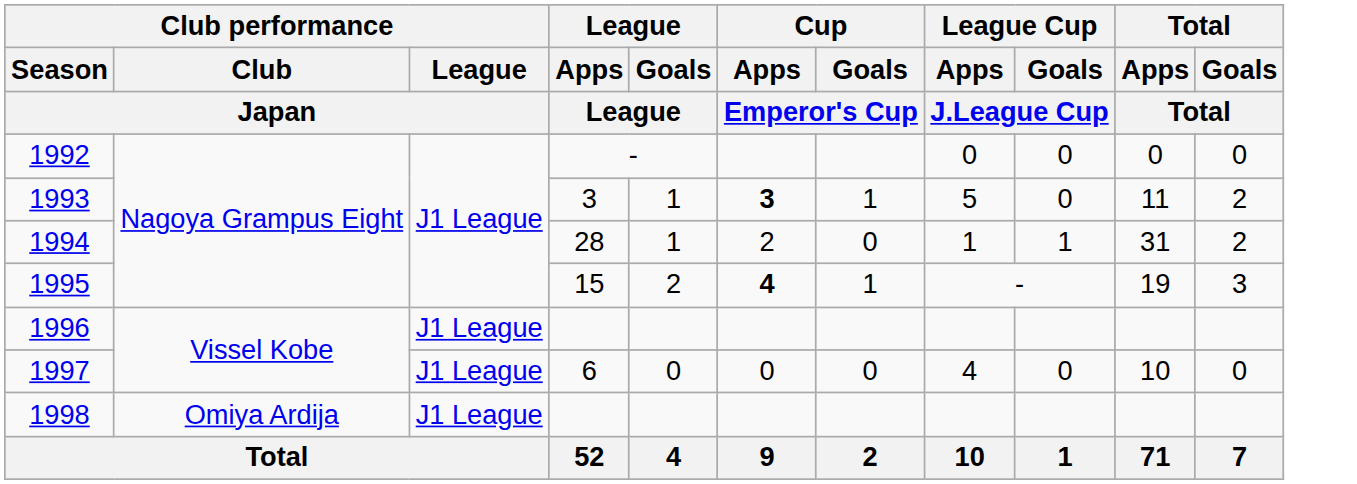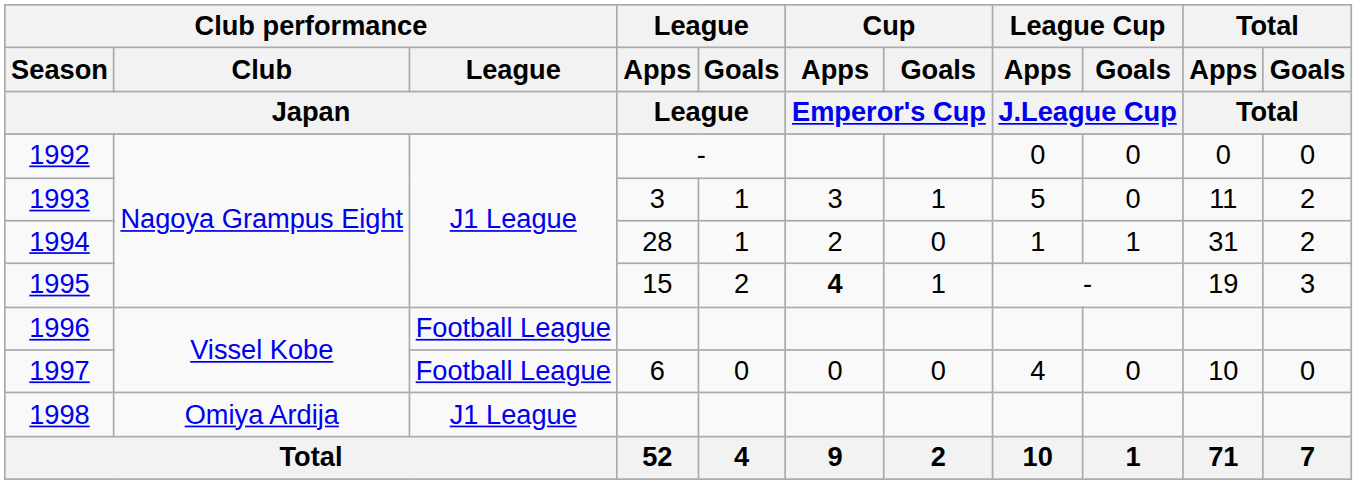(767, 198) bold -> (835, 198) normal
(479, 328) J1 League -> (513, 328) Football League
(479, 371) J1 League -> (513, 371) Football League
